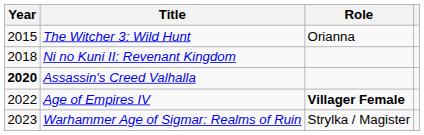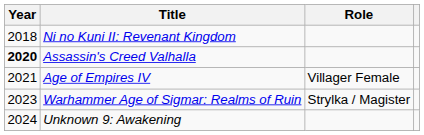- row: (117, 36)
(22, 99) 2022 -> (22, 78) 2021
(356, 99) bold -> (354, 78) normal
+ row: (112, 120)
